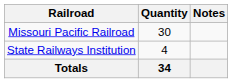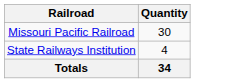- column: (209, 13)
